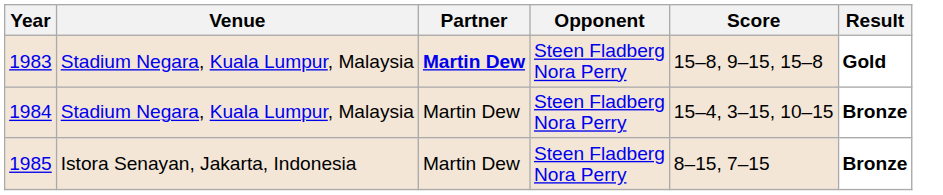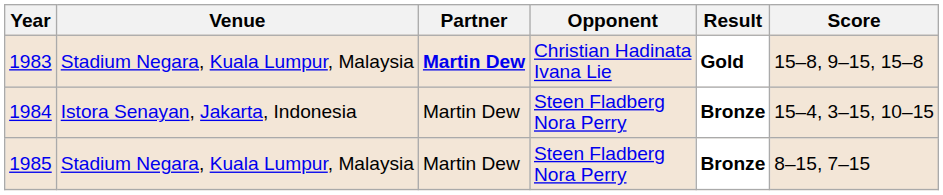columns swapped: (754, 20) <-> (875, 20)
(599, 61) Steen Fladberg Nora Perry -> (613, 61) Christian Hadinata Ivana Lie
(237, 113) Stadium Negara, Kuala Lumpur, Malaysia -> (209, 113) Istora Senayan, Jakarta, Indonesia
(209, 164) Istora Senayan, Jakarta, Indonesia -> (237, 164) Stadium Negara, Kuala Lumpur, Malaysia
